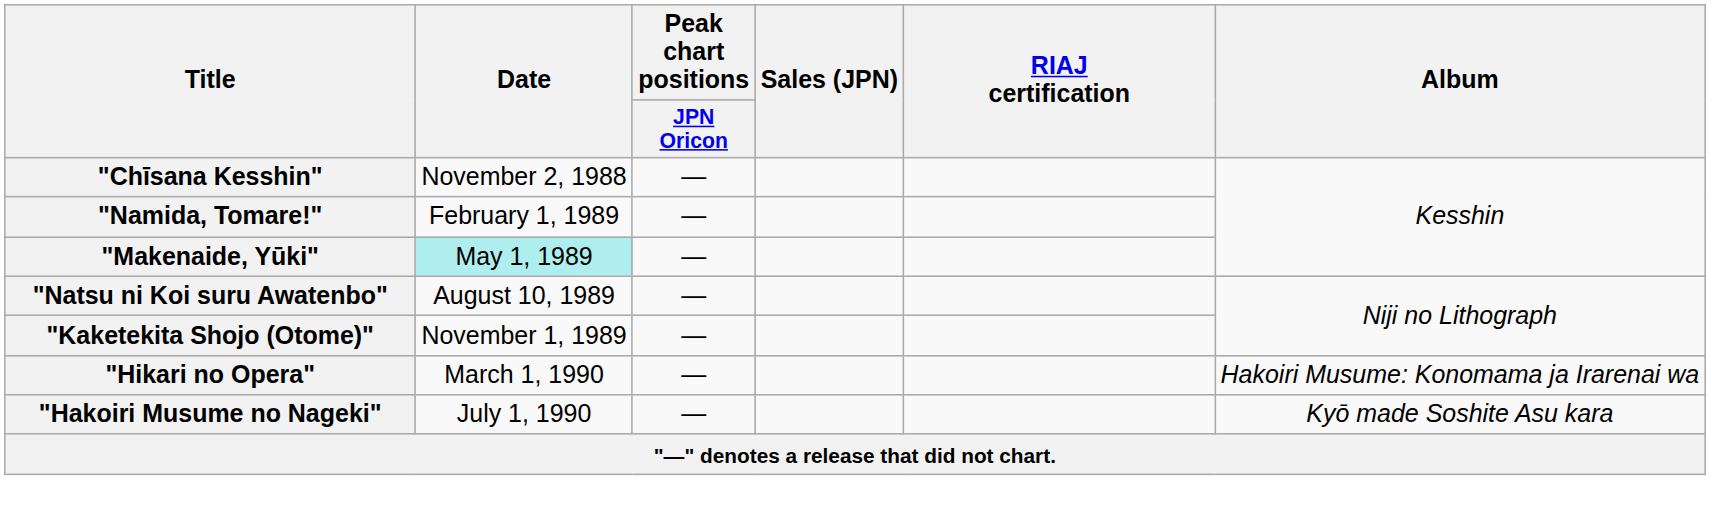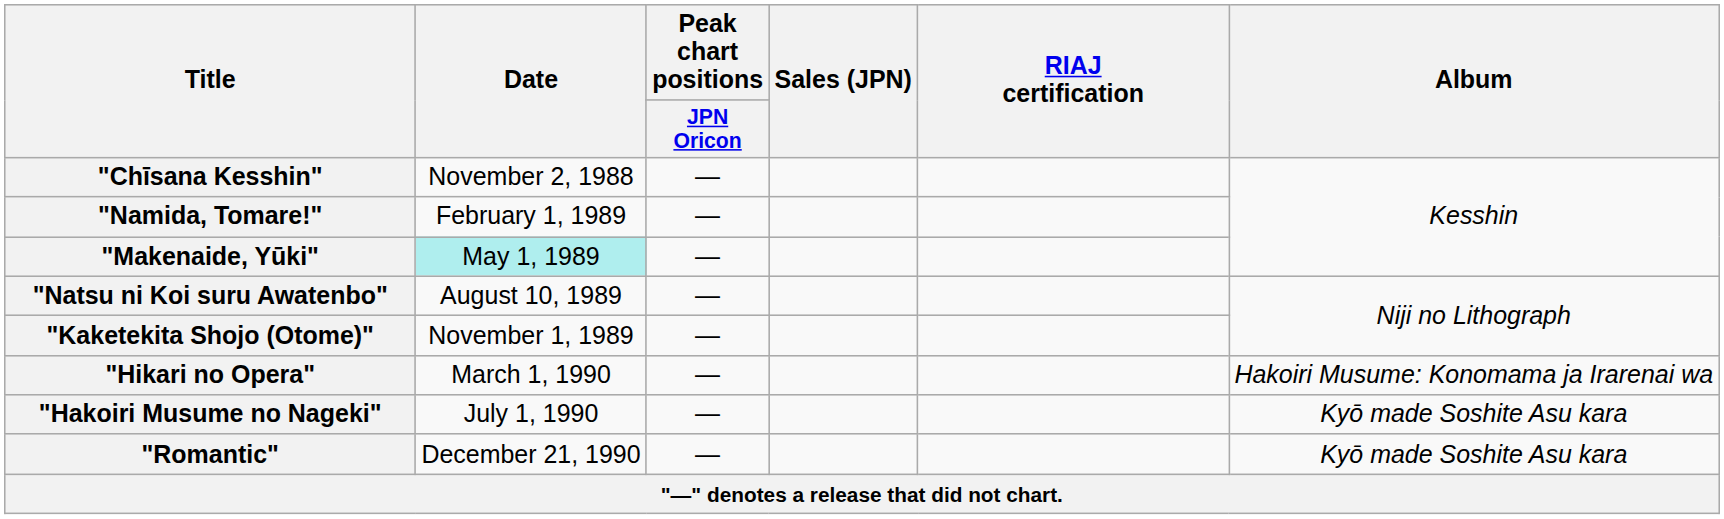+ row: (210, 453)
